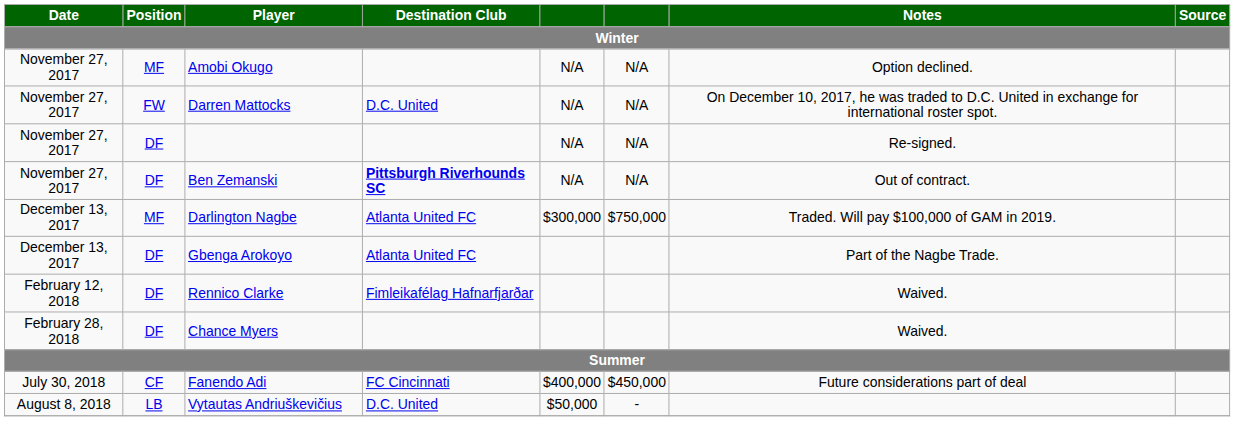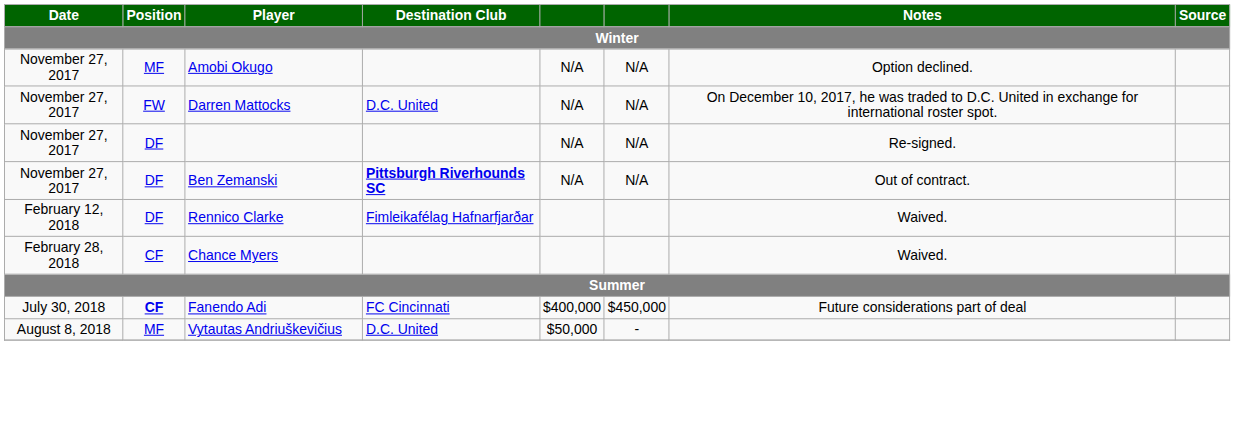- row: (64, 218)
- row: (64, 256)
(154, 331) DF -> (154, 256) CF
(154, 383) normal -> (154, 308) bold
(154, 405) LB -> (154, 330) MF
